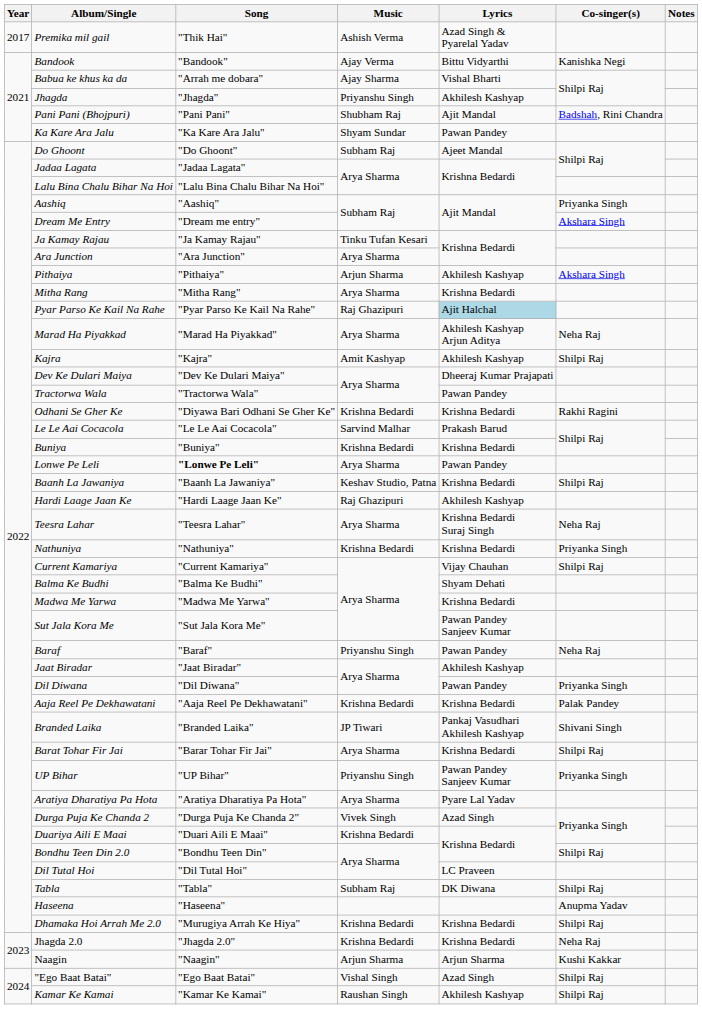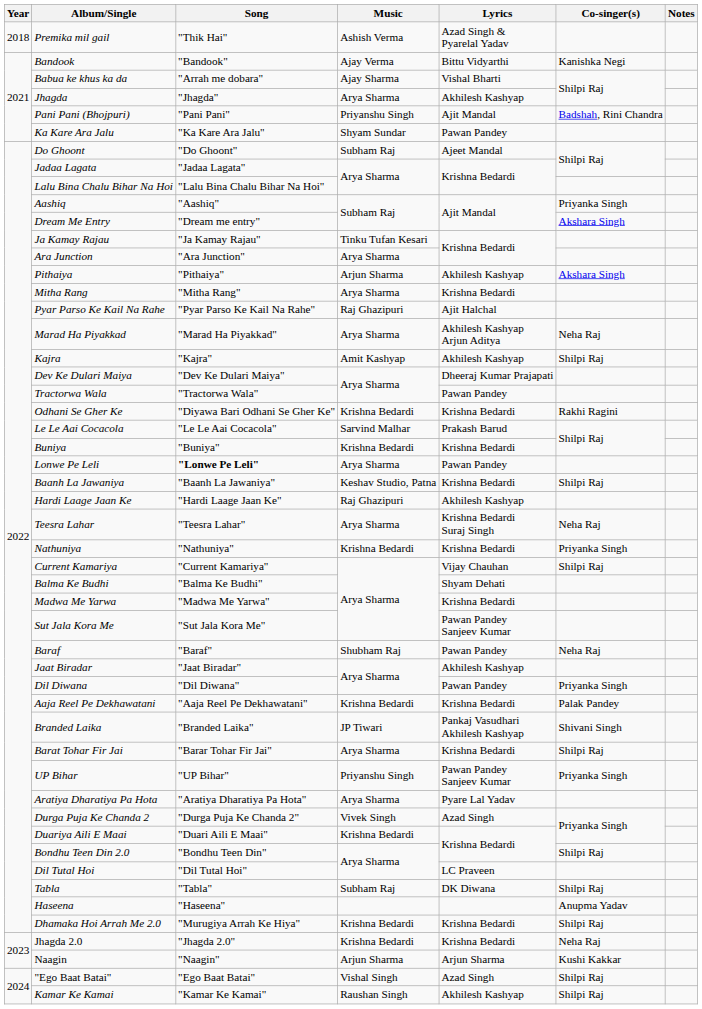(18, 37) 2017 -> (18, 37) 2018
(377, 97) Priyanshu Singh -> (370, 97) Arya Sharma
(370, 114) Shubham Raj -> (377, 114) Priyanshu Singh
(469, 310) lightblue background -> (469, 310) no background
(377, 649) Priyanshu Singh -> (370, 649) Shubham Raj
